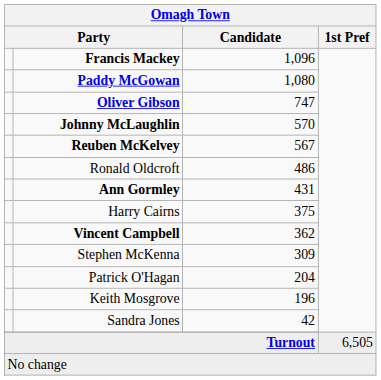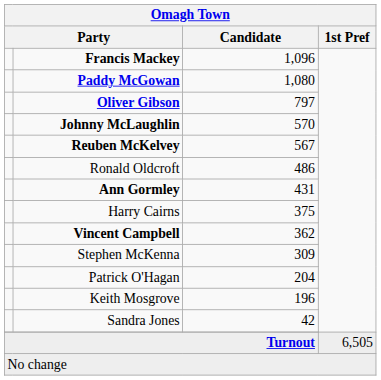(305, 102) 747 -> (305, 102) 797
